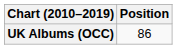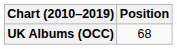(144, 34) 86 -> (144, 34) 68
